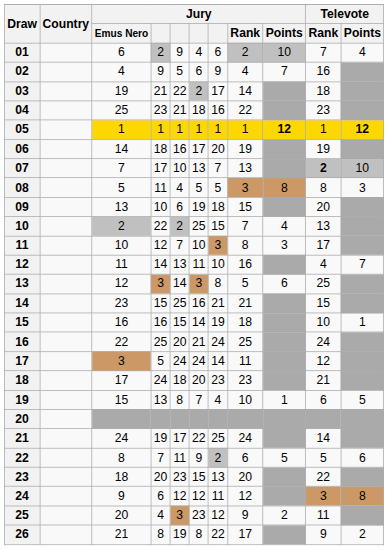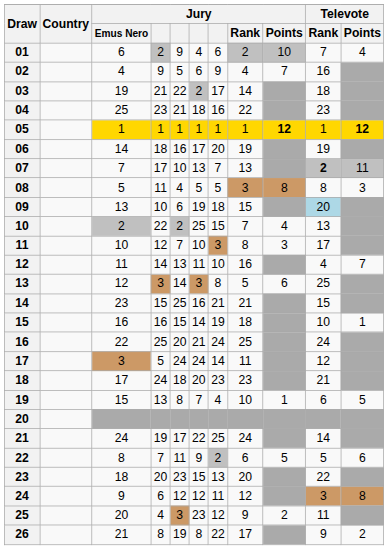(362, 168) 10 -> (362, 168) 11
(323, 206) no background -> (323, 206) lightblue background
